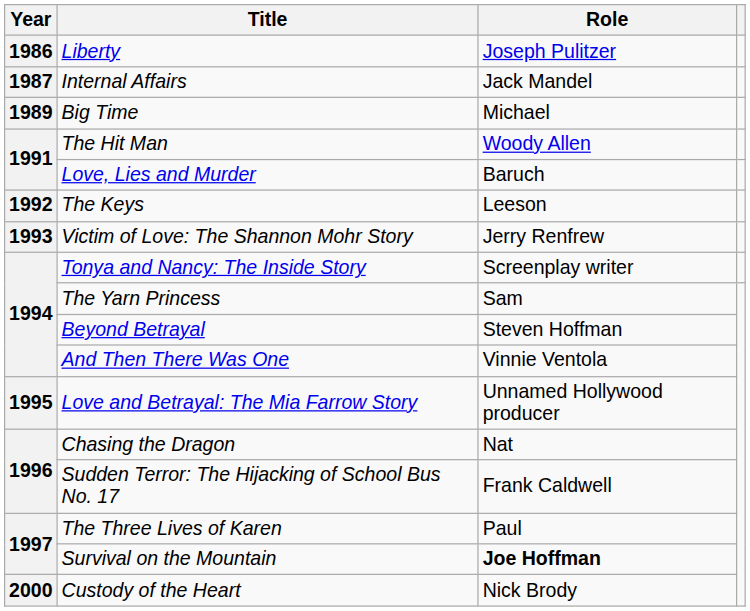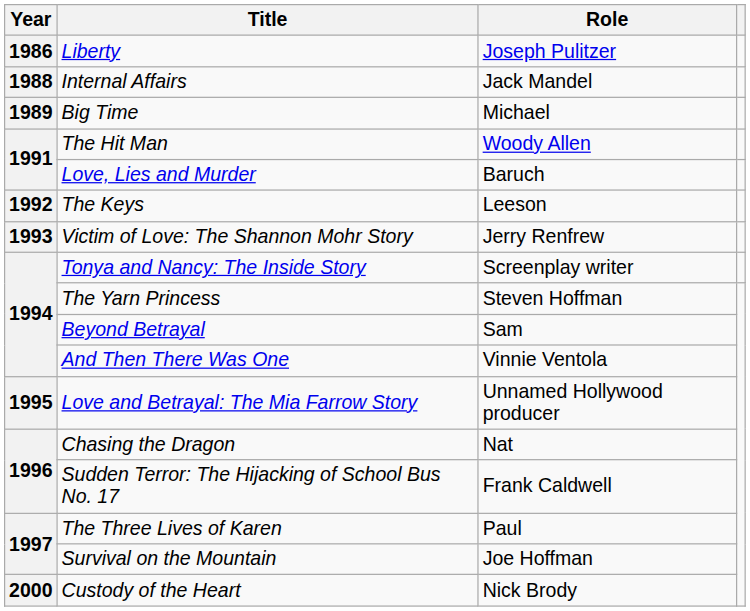(31, 81) 1987 -> (31, 81) 1988
(503, 298) Sam -> (552, 298) Steven Hoffman
(552, 329) Steven Hoffman -> (503, 329) Sam
(542, 559) bold -> (538, 559) normal
